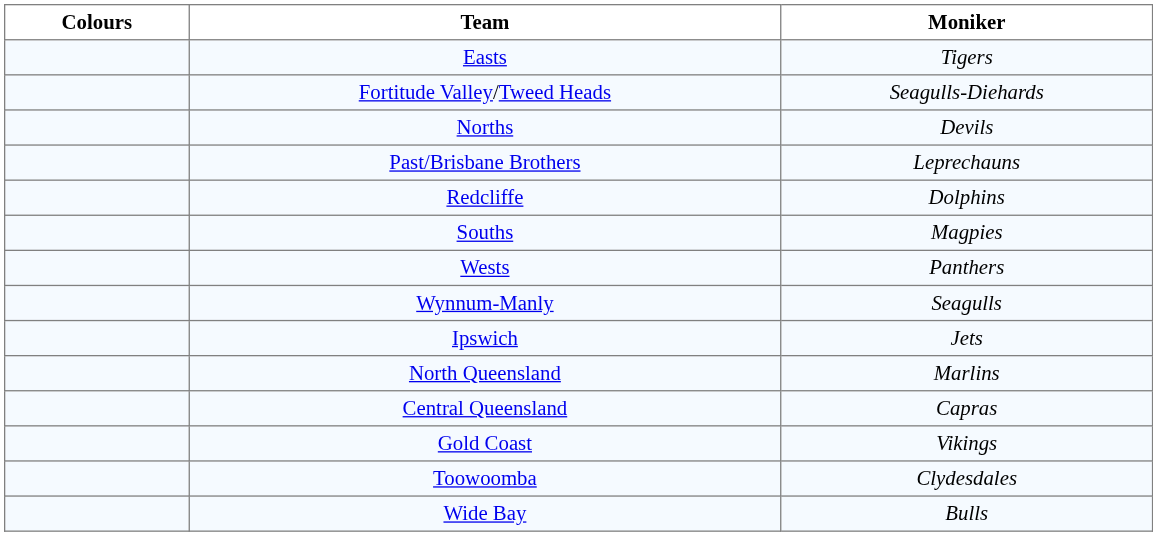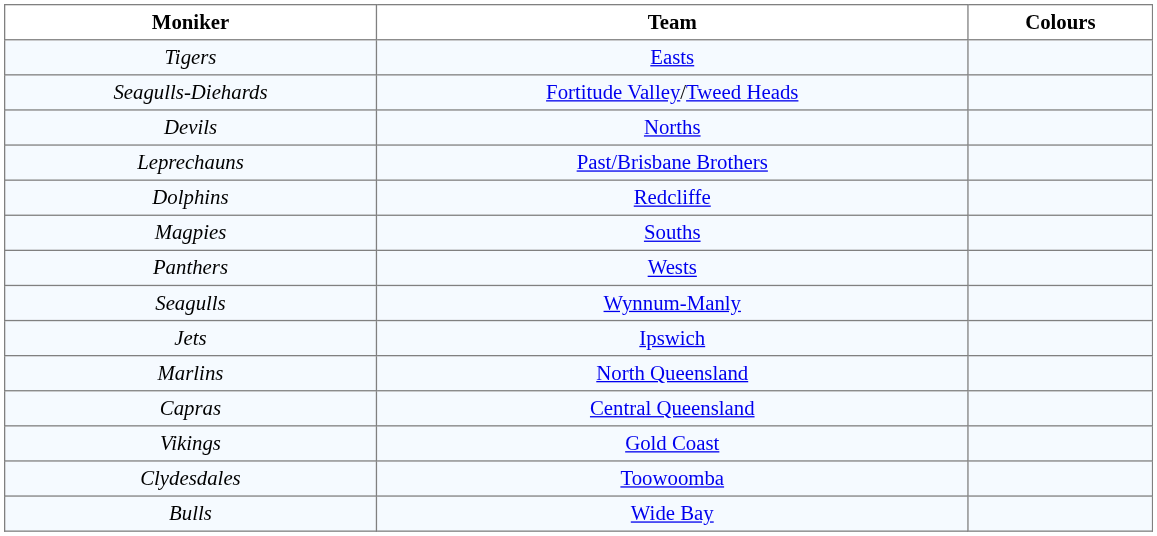columns swapped: (97, 22) <-> (967, 22)
